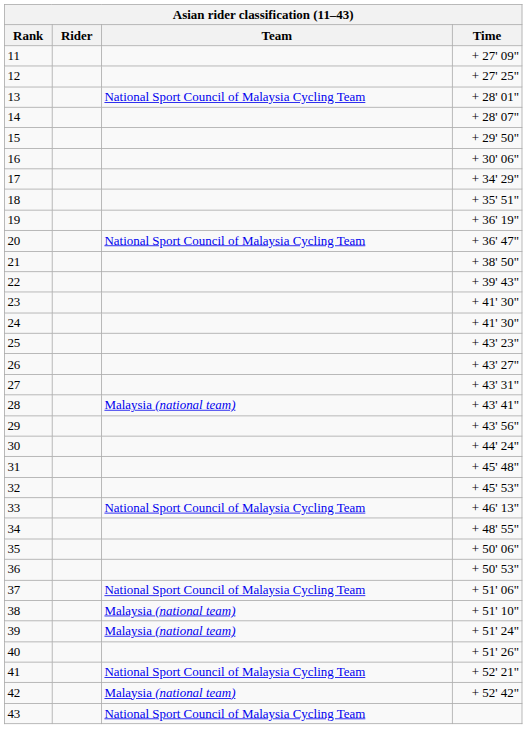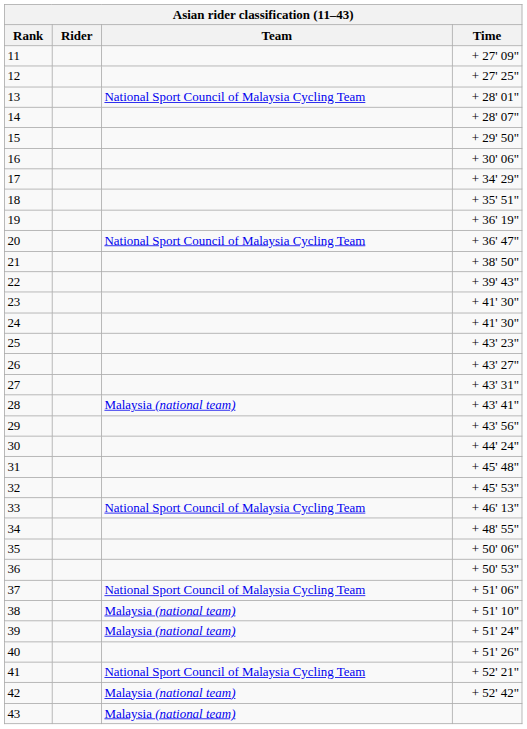(235, 713) National Sport Council of Malaysia Cycling Team -> (170, 713) Malaysia (national team)
